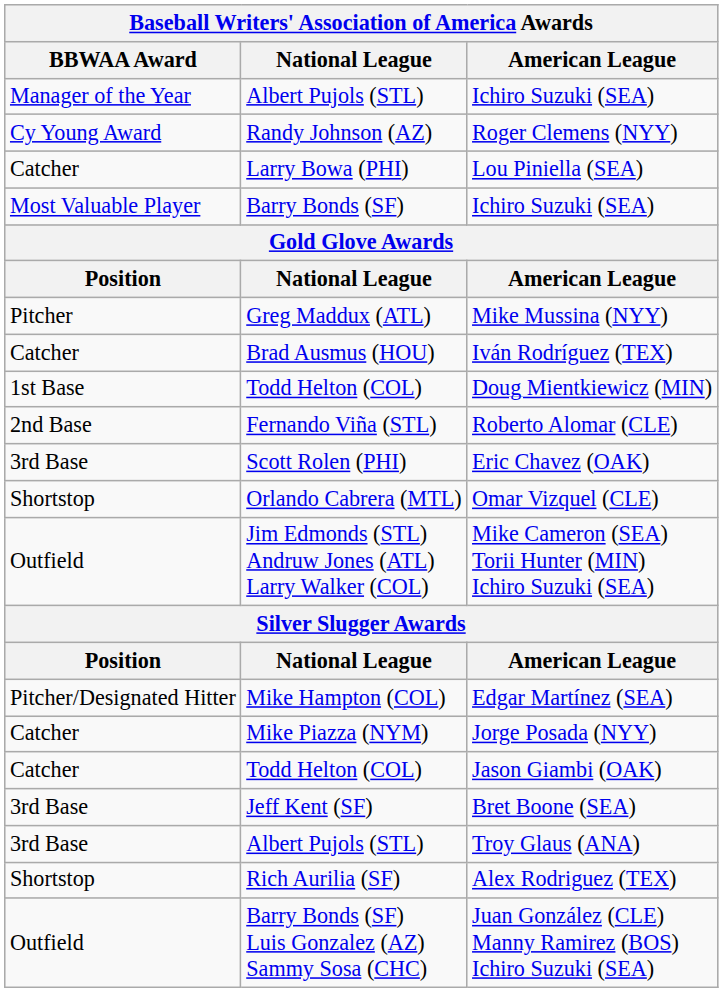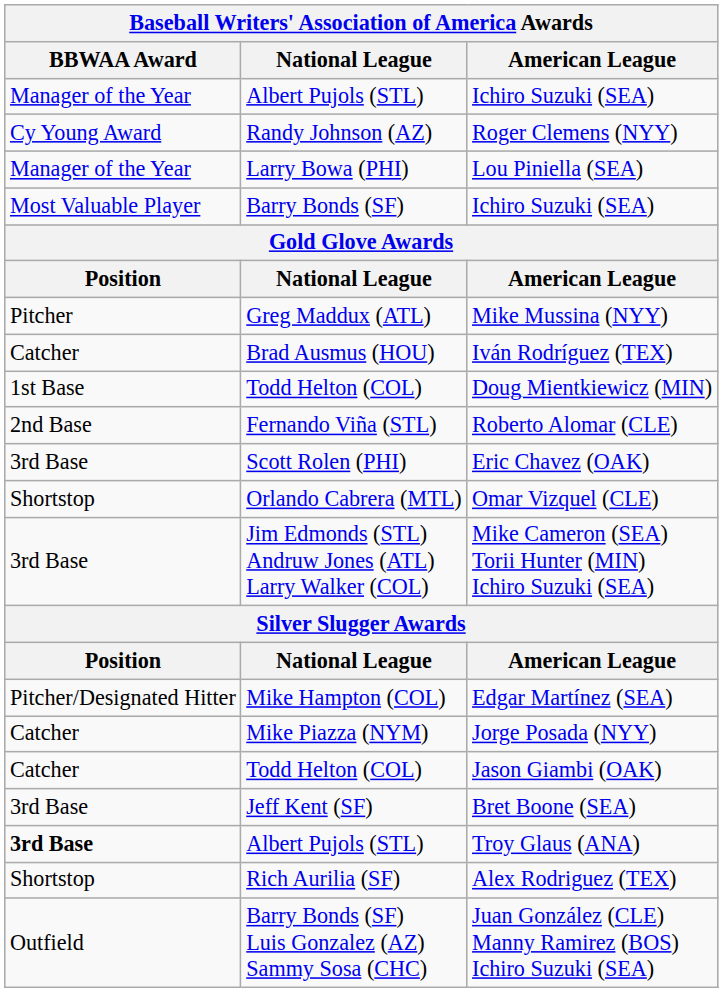(44, 169) Catcher -> (100, 169) Manager of the Year
(47, 561) Outfield -> (49, 561) 3rd Base
(49, 843) normal -> (52, 843) bold
